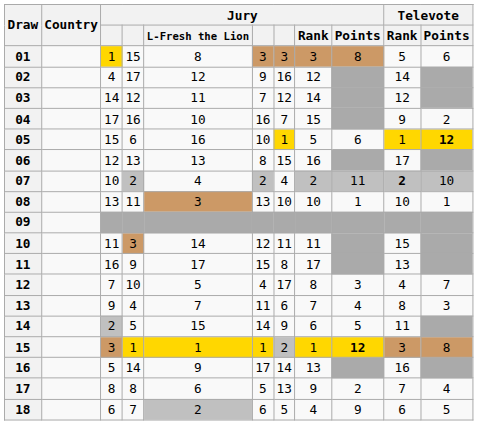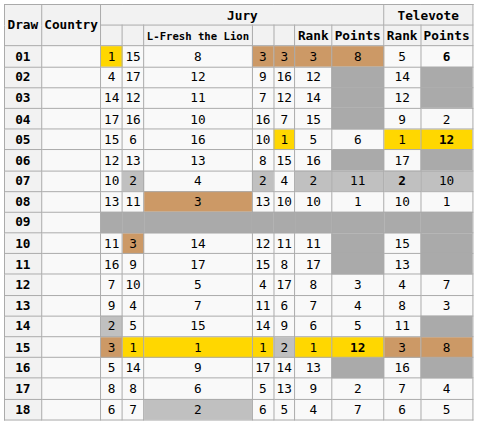(447, 56) normal -> (447, 56) bold
(358, 409) 9 -> (358, 409) 7
